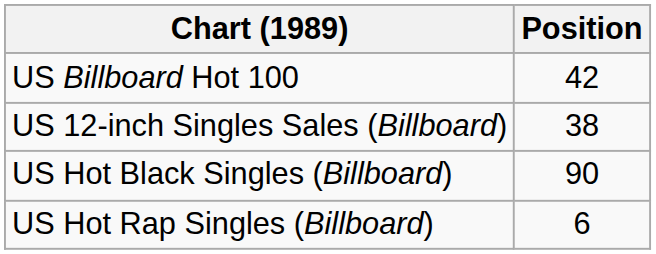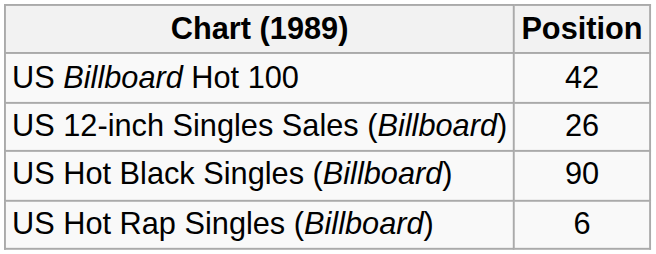(582, 126) 38 -> (582, 126) 26
